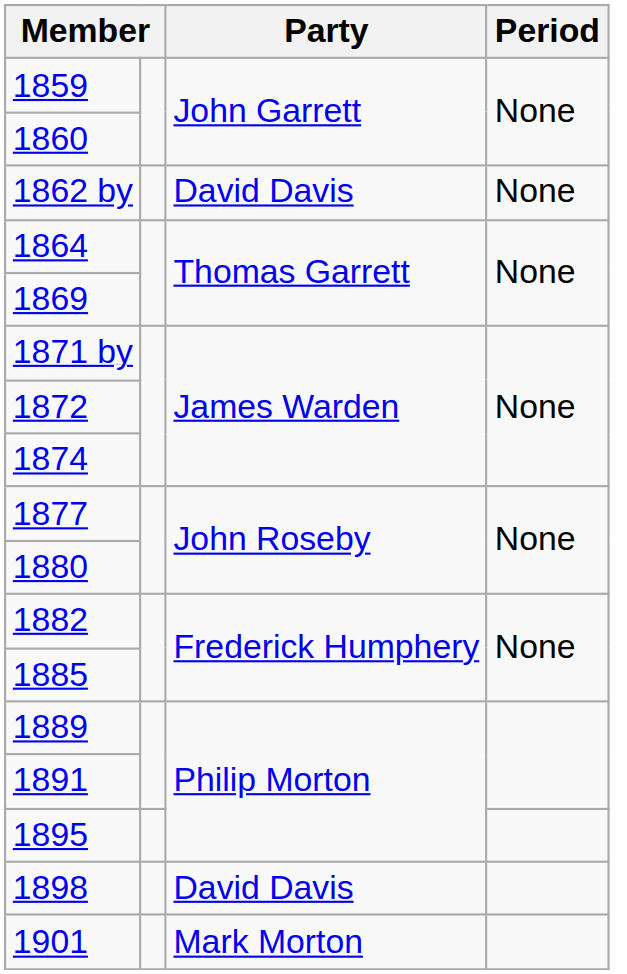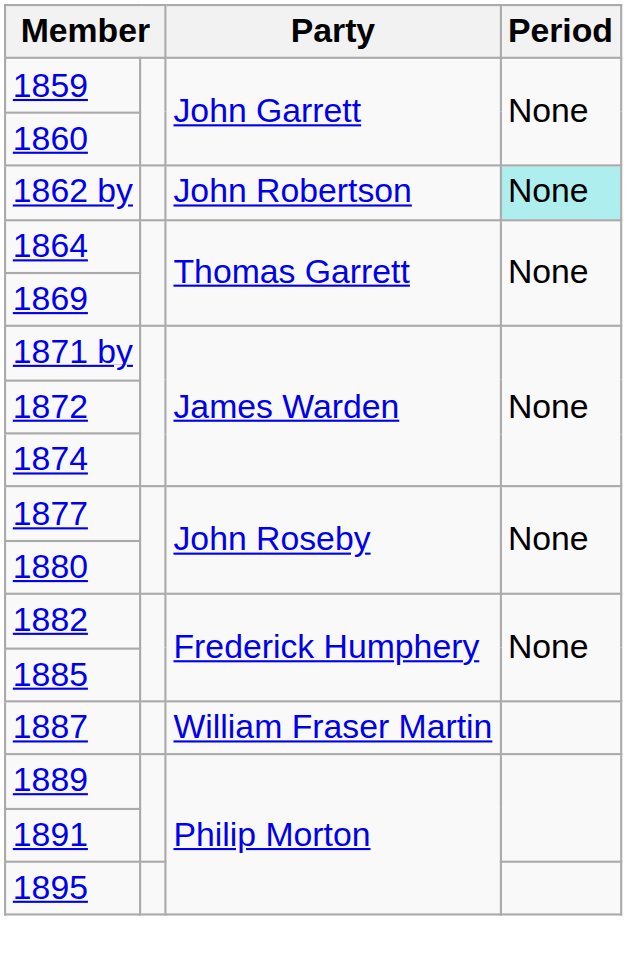(264, 191) David Davis -> (293, 191) John Robertson
(535, 191) no background -> (548, 191) paleturquoise background
+ row: (50, 727)
- row: (50, 887)
- row: (50, 941)
